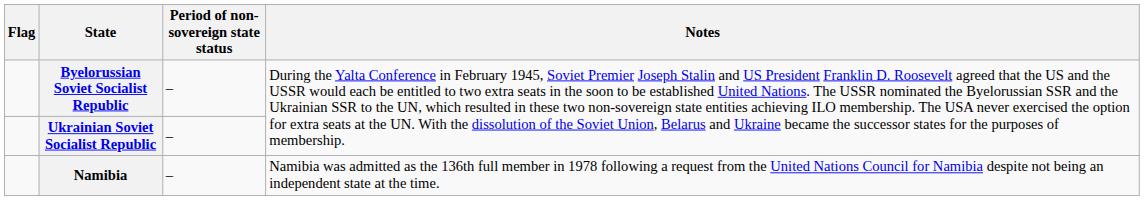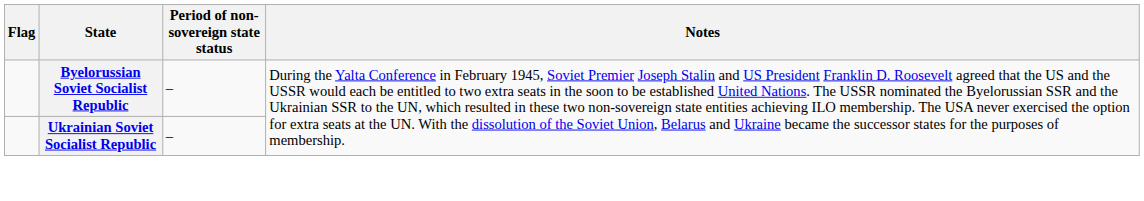- row: (101, 175)
